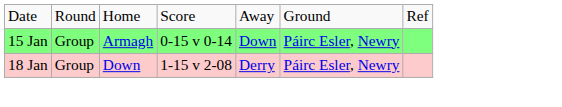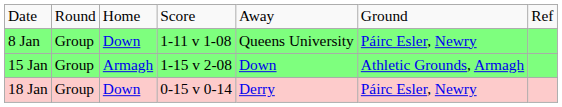+ row: (24, 41)
(196, 41) 0-15 v 0-14 -> (196, 65) 1-15 v 2-08
(342, 41) Páirc Esler, Newry -> (443, 65) Athletic Grounds, Armagh
(196, 65) 1-15 v 2-08 -> (196, 89) 0-15 v 0-14
